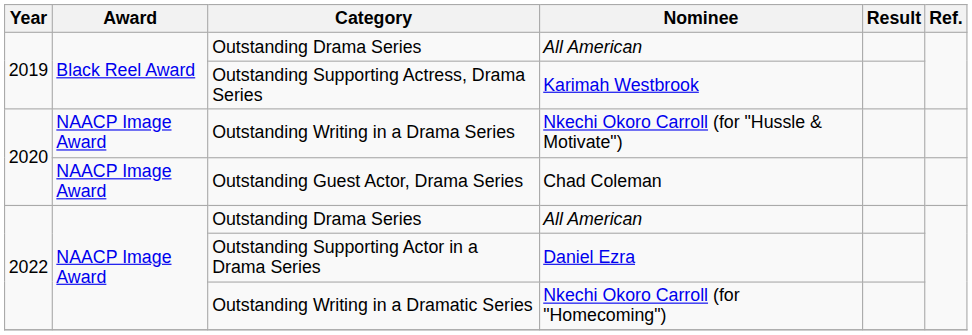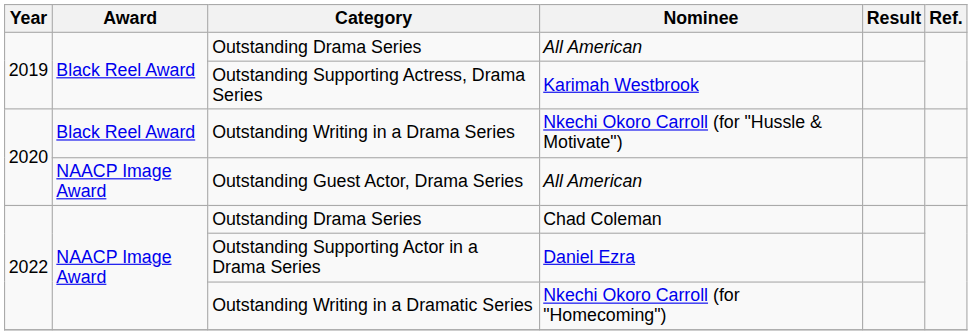(114, 133) NAACP Image Award -> (126, 133) Black Reel Award
(602, 181) Chad Coleman -> (593, 181) All American
(593, 219) All American -> (602, 219) Chad Coleman
